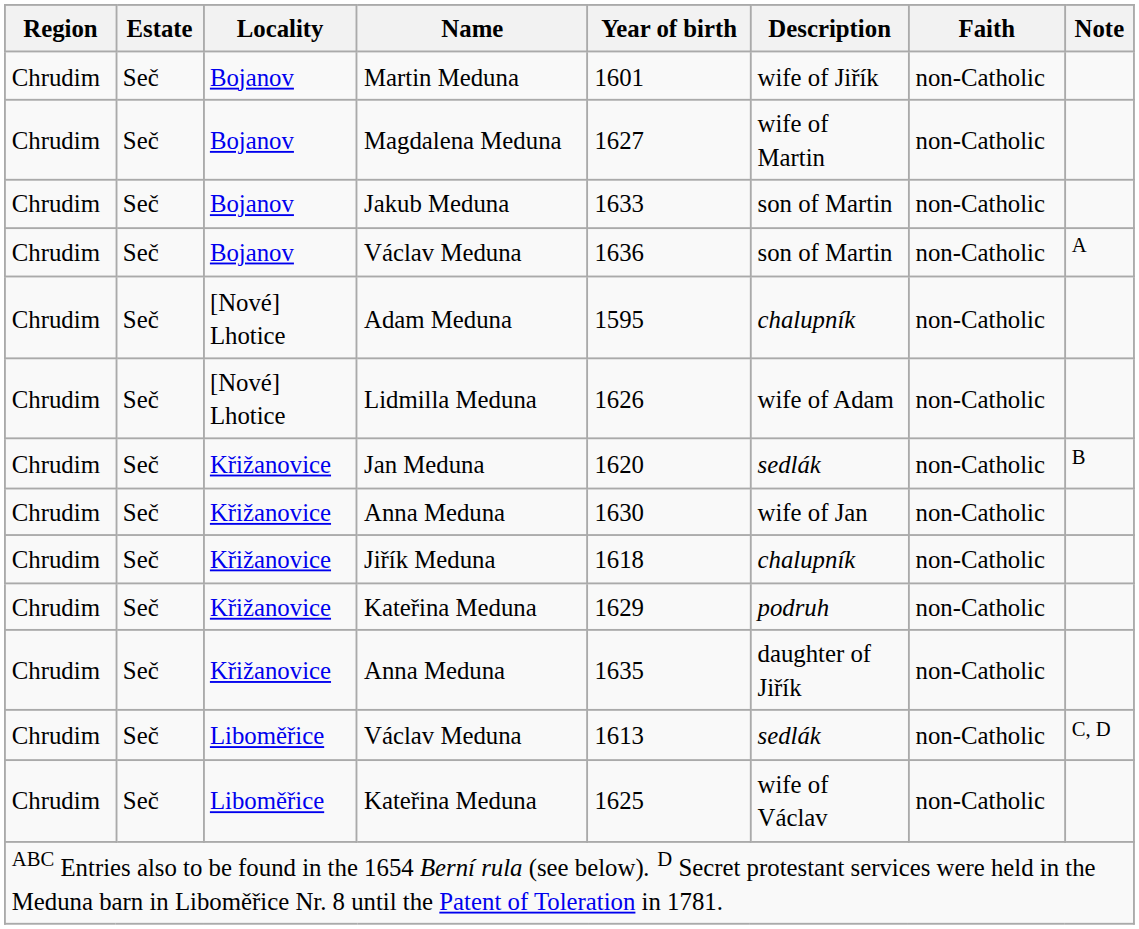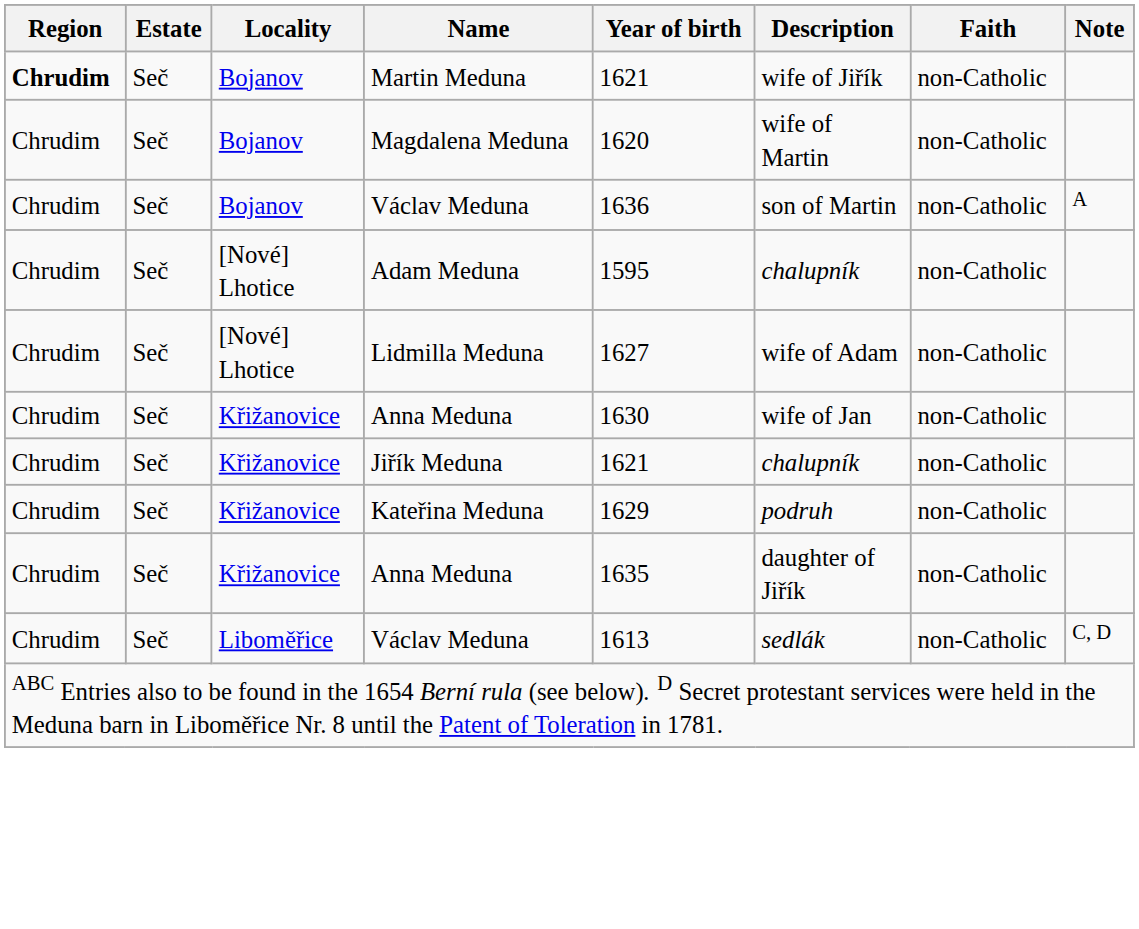(56, 77) normal -> (61, 75) bold
(619, 77) 1601 -> (624, 77) 1621
(619, 141) 1627 -> (624, 141) 1620
- row: (252, 205)
(619, 399) 1626 -> (624, 352) 1627
- row: (270, 464)
(619, 560) 1618 -> (624, 463) 1621
- row: (267, 802)
